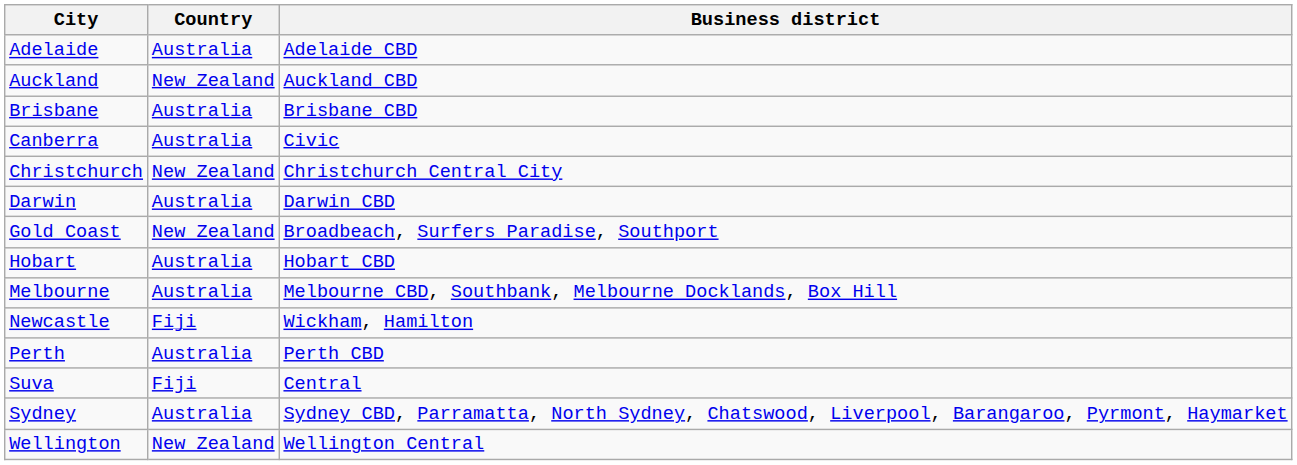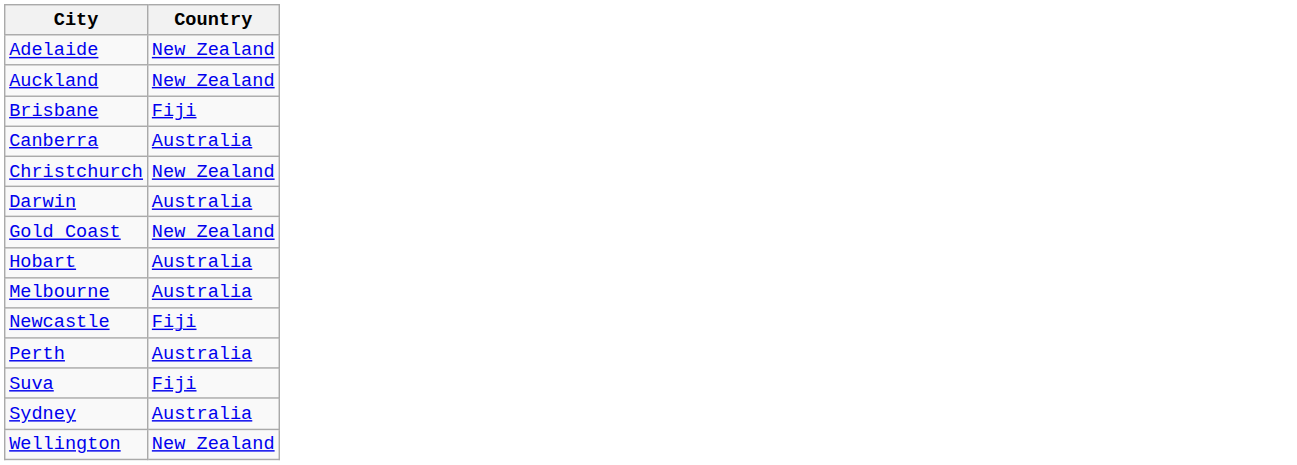- column: (786, 20)
(202, 50) Australia -> (213, 50) New Zealand
(202, 111) Australia -> (174, 111) Fiji
